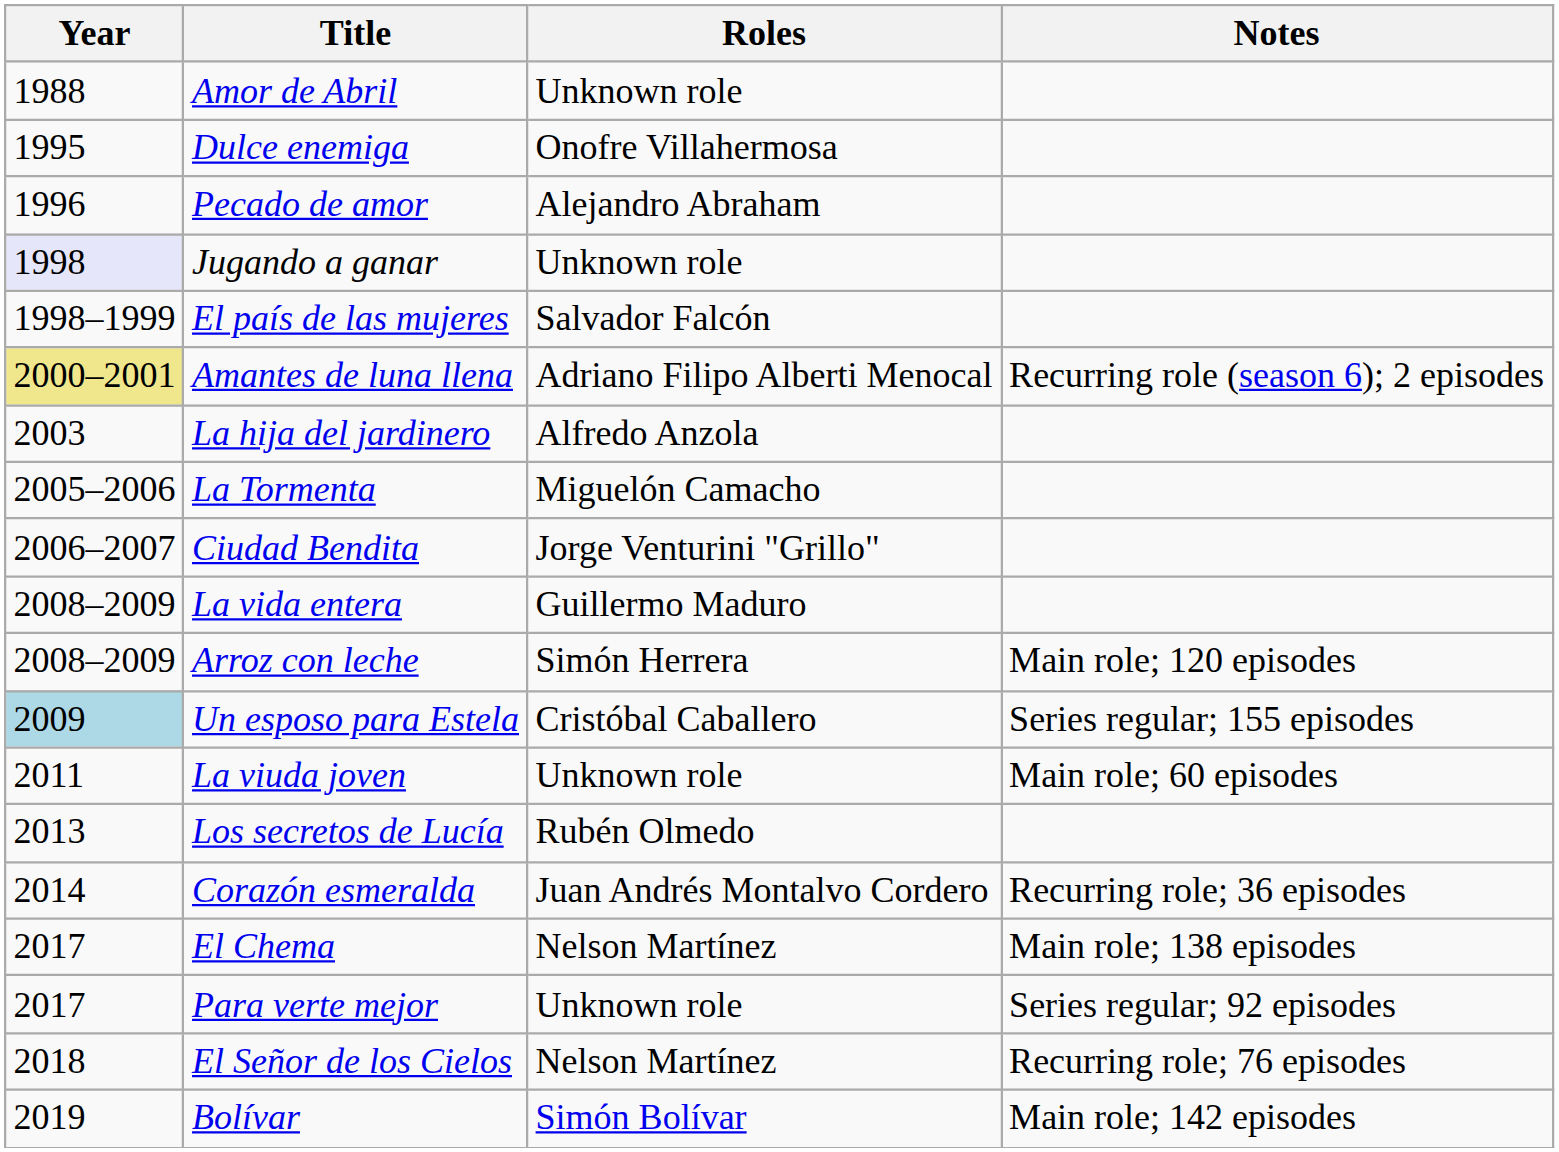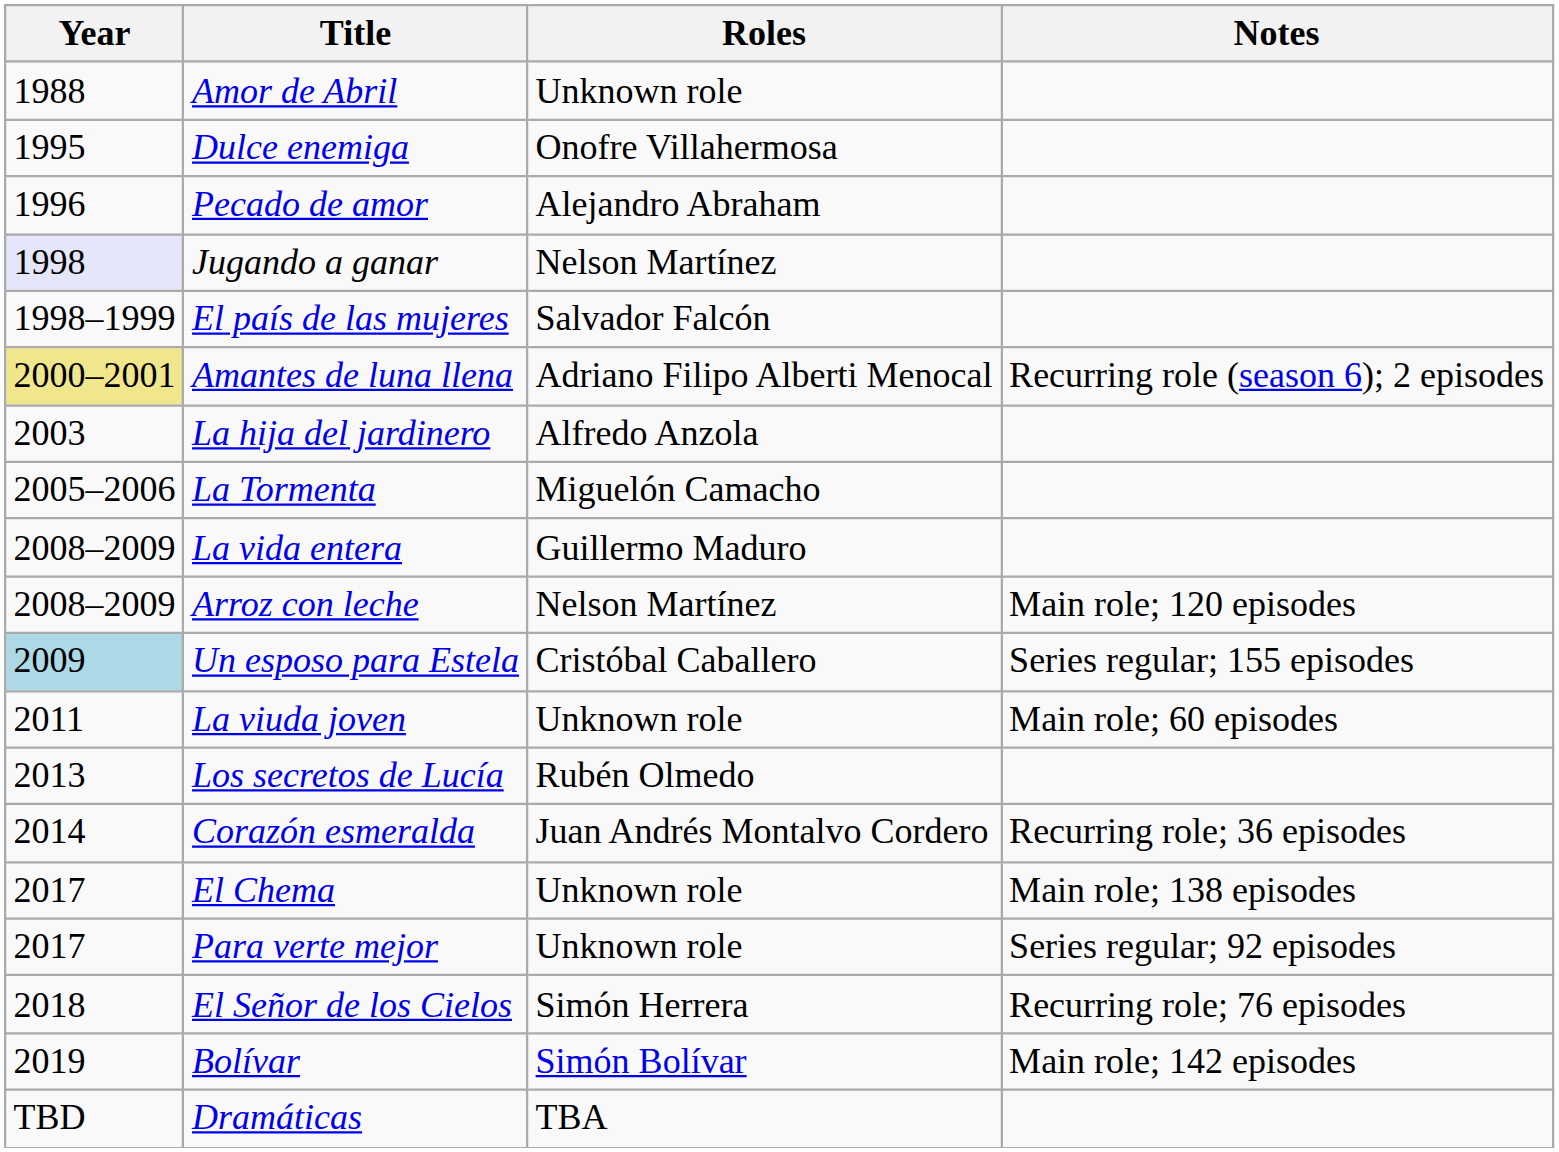(639, 261) Unknown role -> (656, 261) Nelson Martínez
- row: (306, 546)
(642, 661) Simón Herrera -> (656, 603) Nelson Martínez
(656, 946) Nelson Martínez -> (639, 889) Unknown role
(656, 1060) Nelson Martínez -> (642, 1003) Simón Herrera
+ row: (277, 1117)
